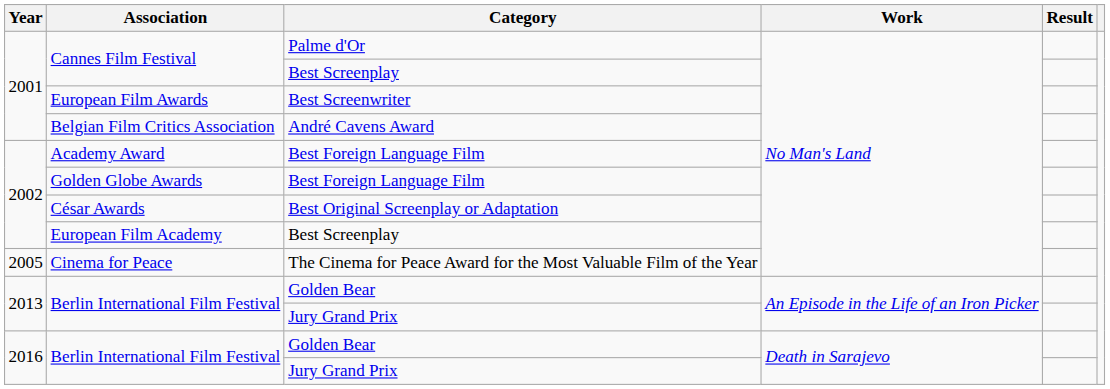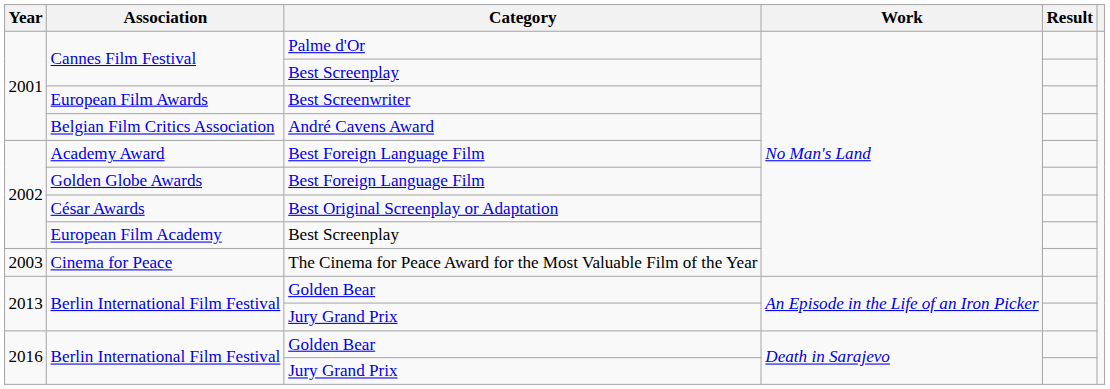(26, 262) 2005 -> (26, 262) 2003
